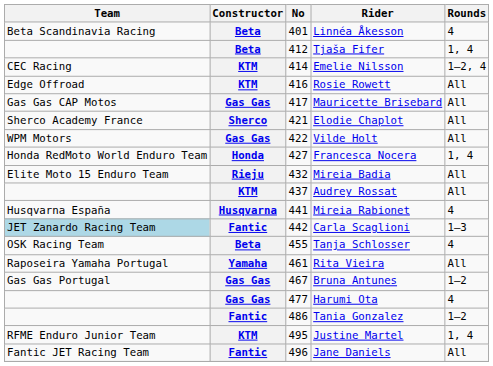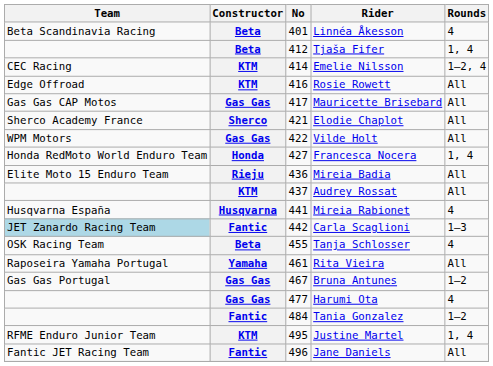(298, 174) 432 -> (298, 174) 436
(298, 317) 486 -> (298, 317) 484
